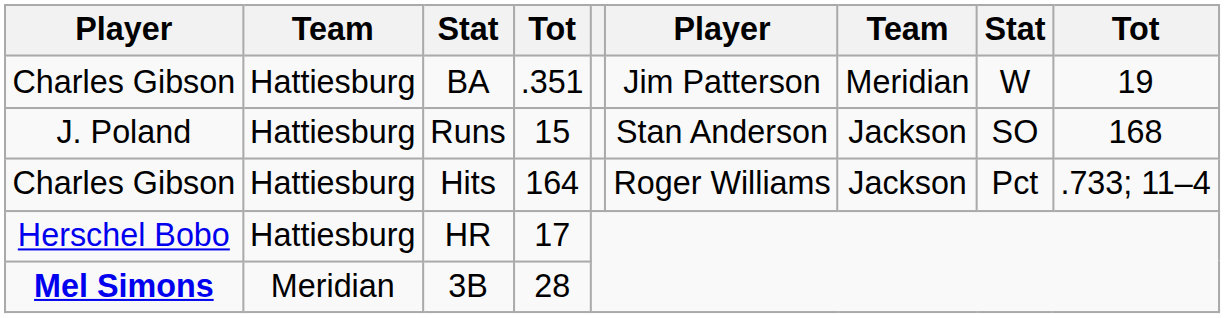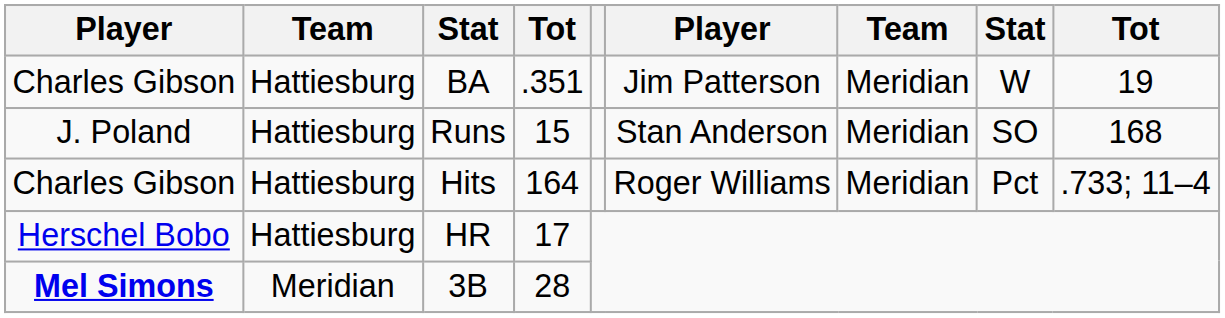(908, 132) Jackson -> (908, 132) Meridian
(908, 183) Jackson -> (908, 183) Meridian
